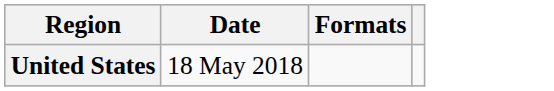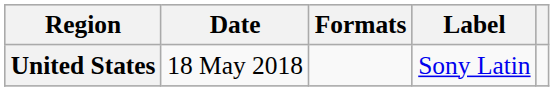+ column: (474, 24)
